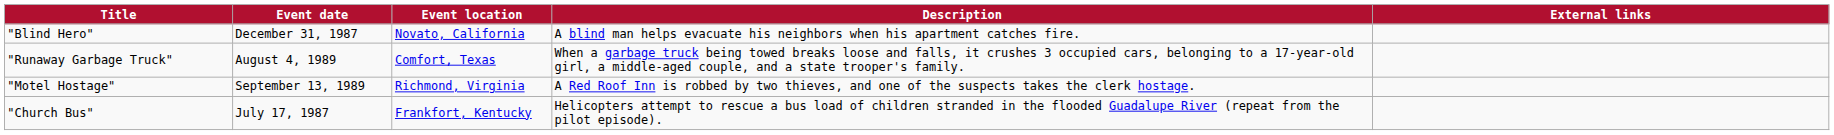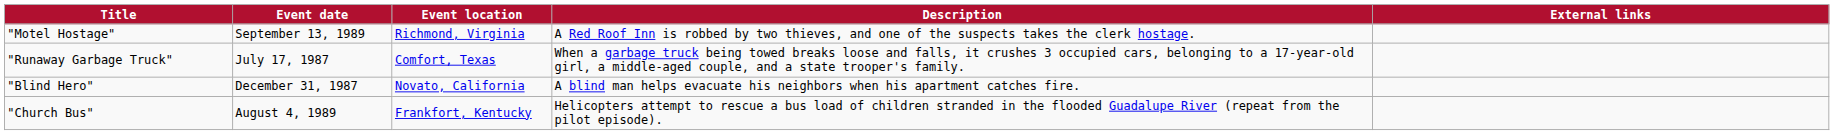rows swapped: (51, 34) <-> (61, 86)
(286, 60) August 4, 1989 -> (282, 60) July 17, 1987
(282, 113) July 17, 1987 -> (286, 113) August 4, 1989
